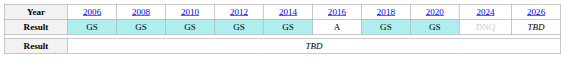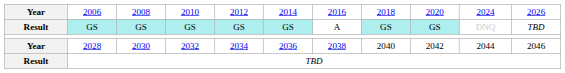+ row: (92, 46)
